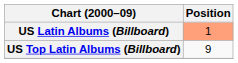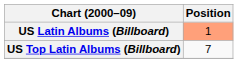(208, 49) 9 -> (208, 49) 7
